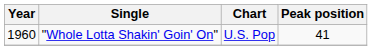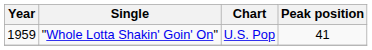(22, 34) 1960 -> (22, 34) 1959
